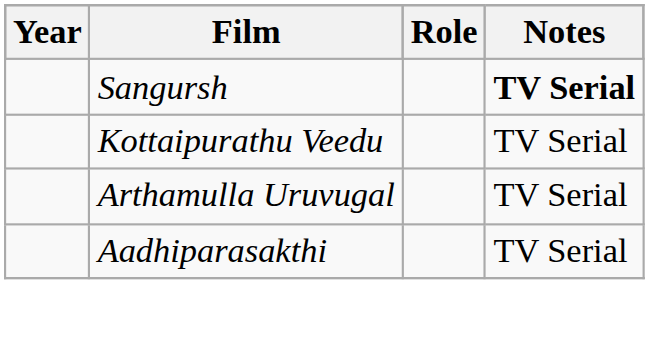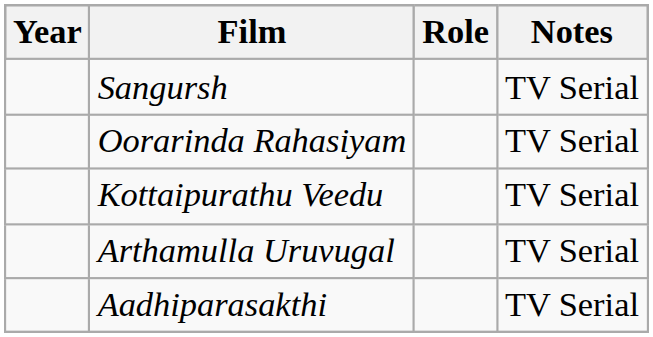(564, 86) bold -> (572, 86) normal
+ row: (252, 140)
